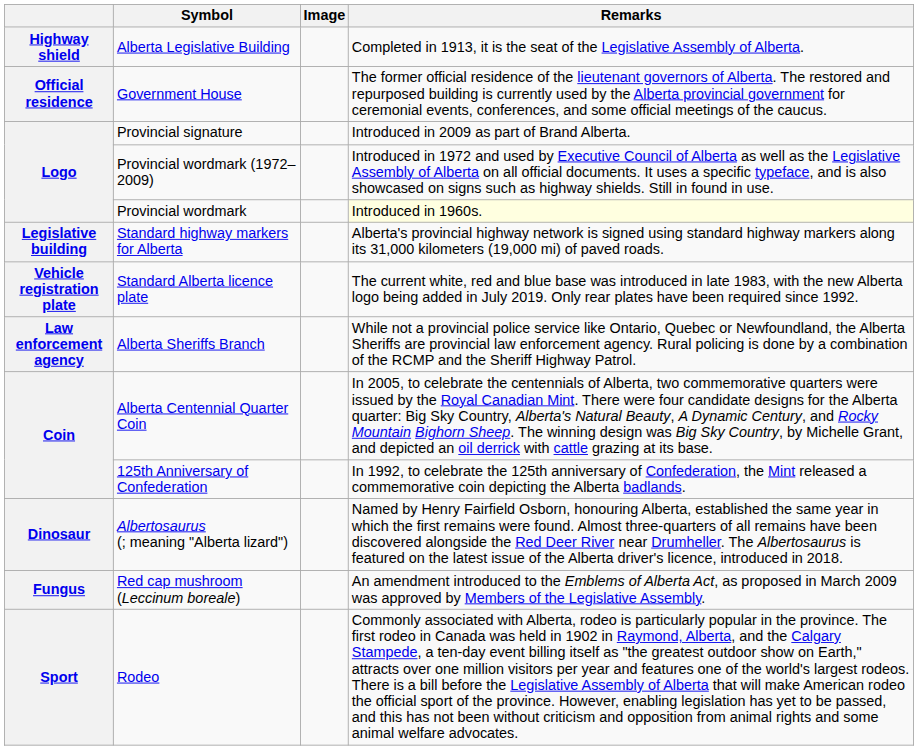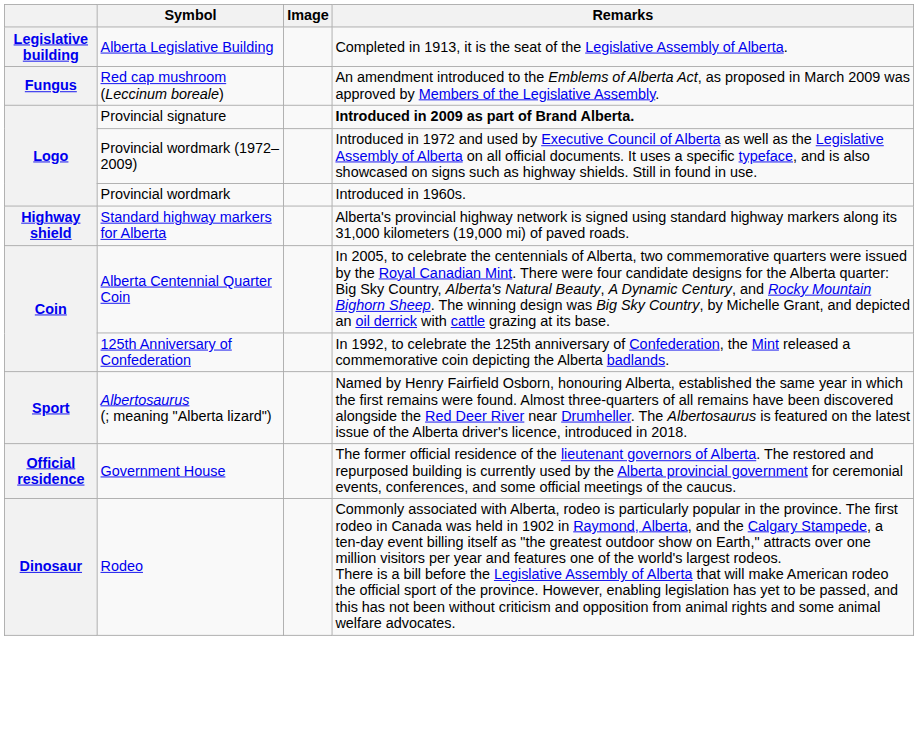(59, 46) Highway shield -> (51, 46) Legislative building
rows swapped: (179, 93) <-> (180, 589)
(491, 133) normal -> (485, 116) bold
(417, 211) lightyellow background -> (401, 194) no background
(59, 242) Legislative building -> (51, 225) Highway shield
- row: (195, 289)
- row: (191, 344)
(59, 534) Dinosaur -> (51, 407) Sport
(59, 677) Sport -> (51, 566) Dinosaur
